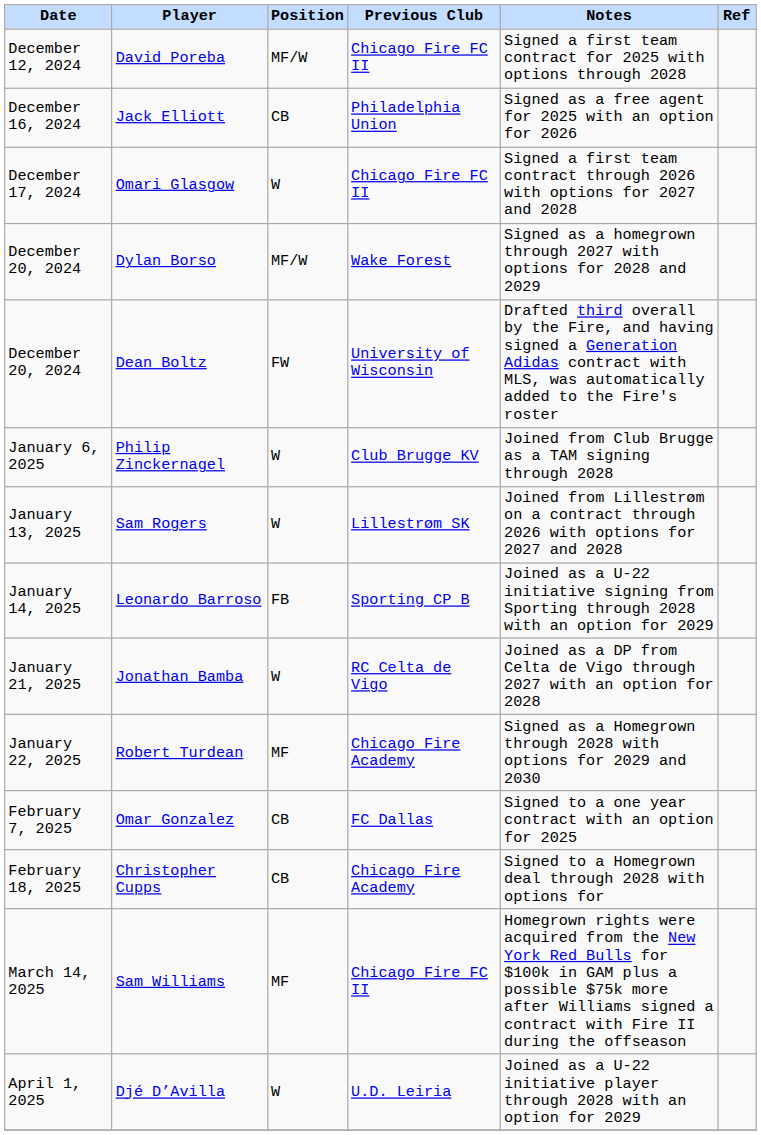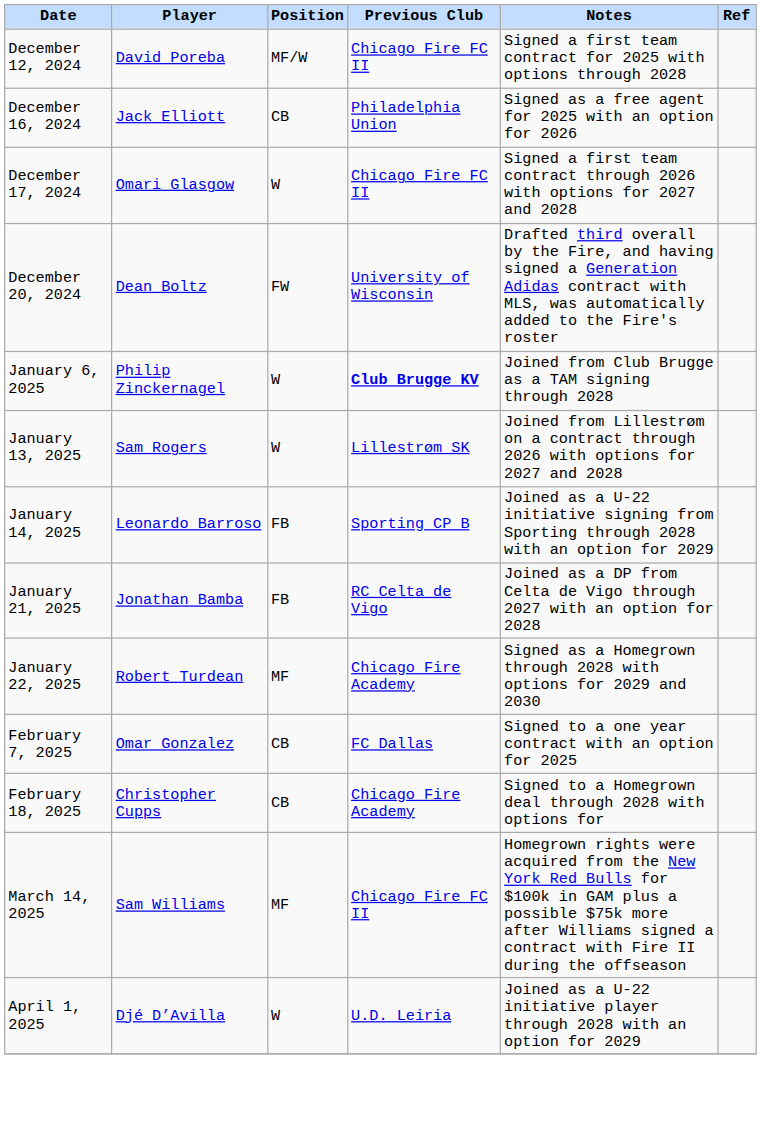- row: (166, 262)
(415, 457) normal -> (415, 381) bold
(275, 677) W -> (280, 601) FB
